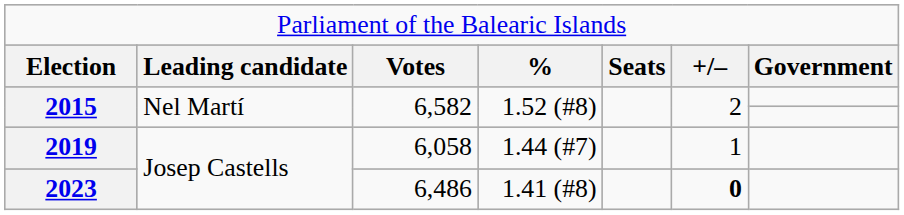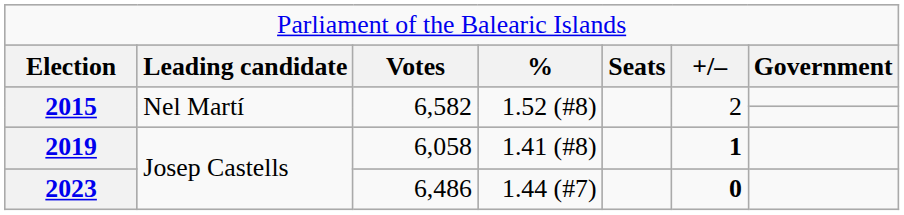(549, 147) 1.44 (#7) -> (549, 147) 1.41 (#8)
(735, 147) normal -> (735, 147) bold
(549, 188) 1.41 (#8) -> (549, 188) 1.44 (#7)
